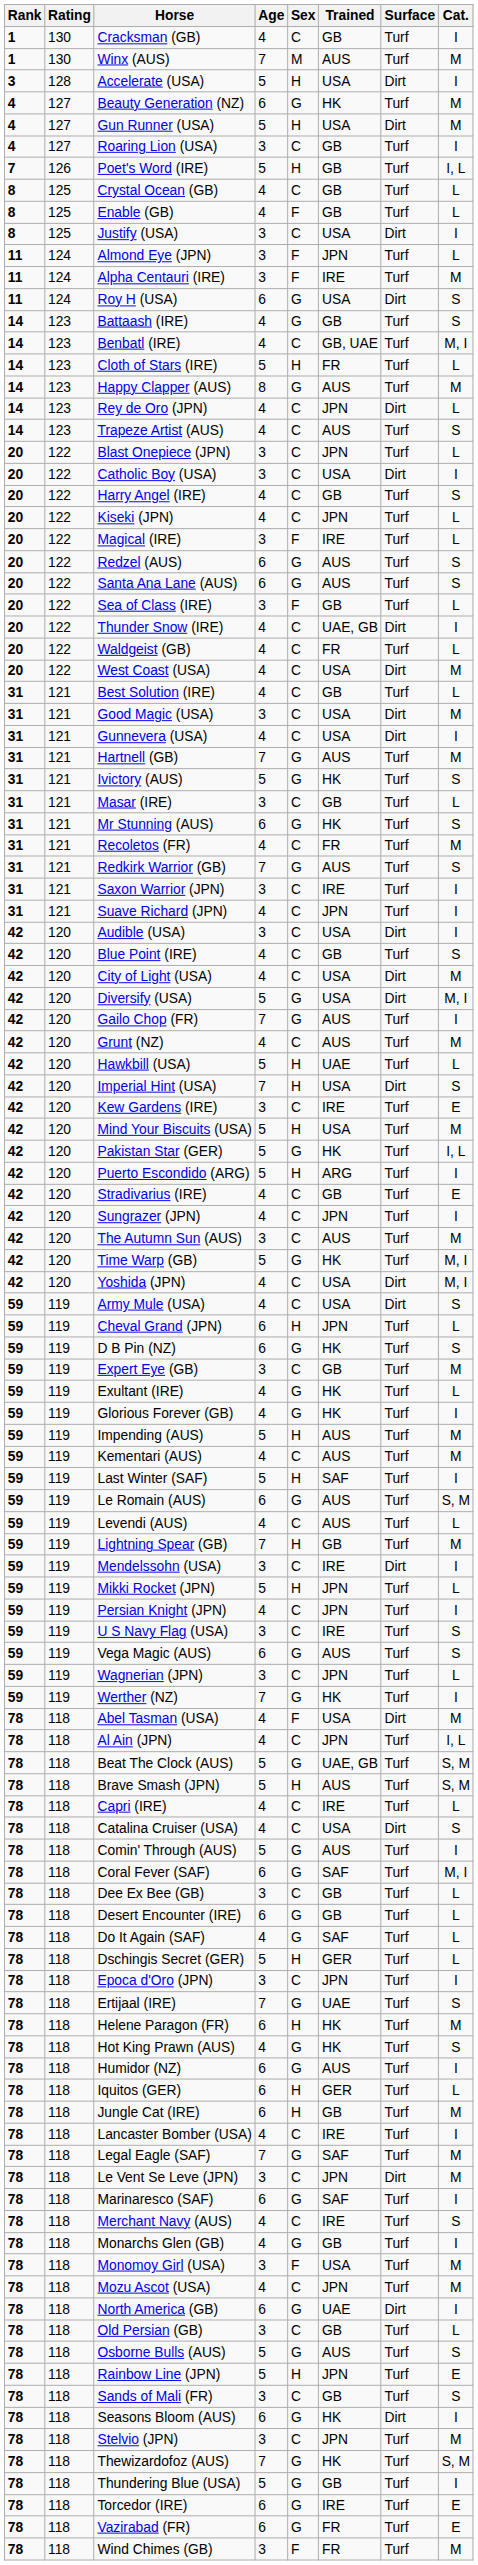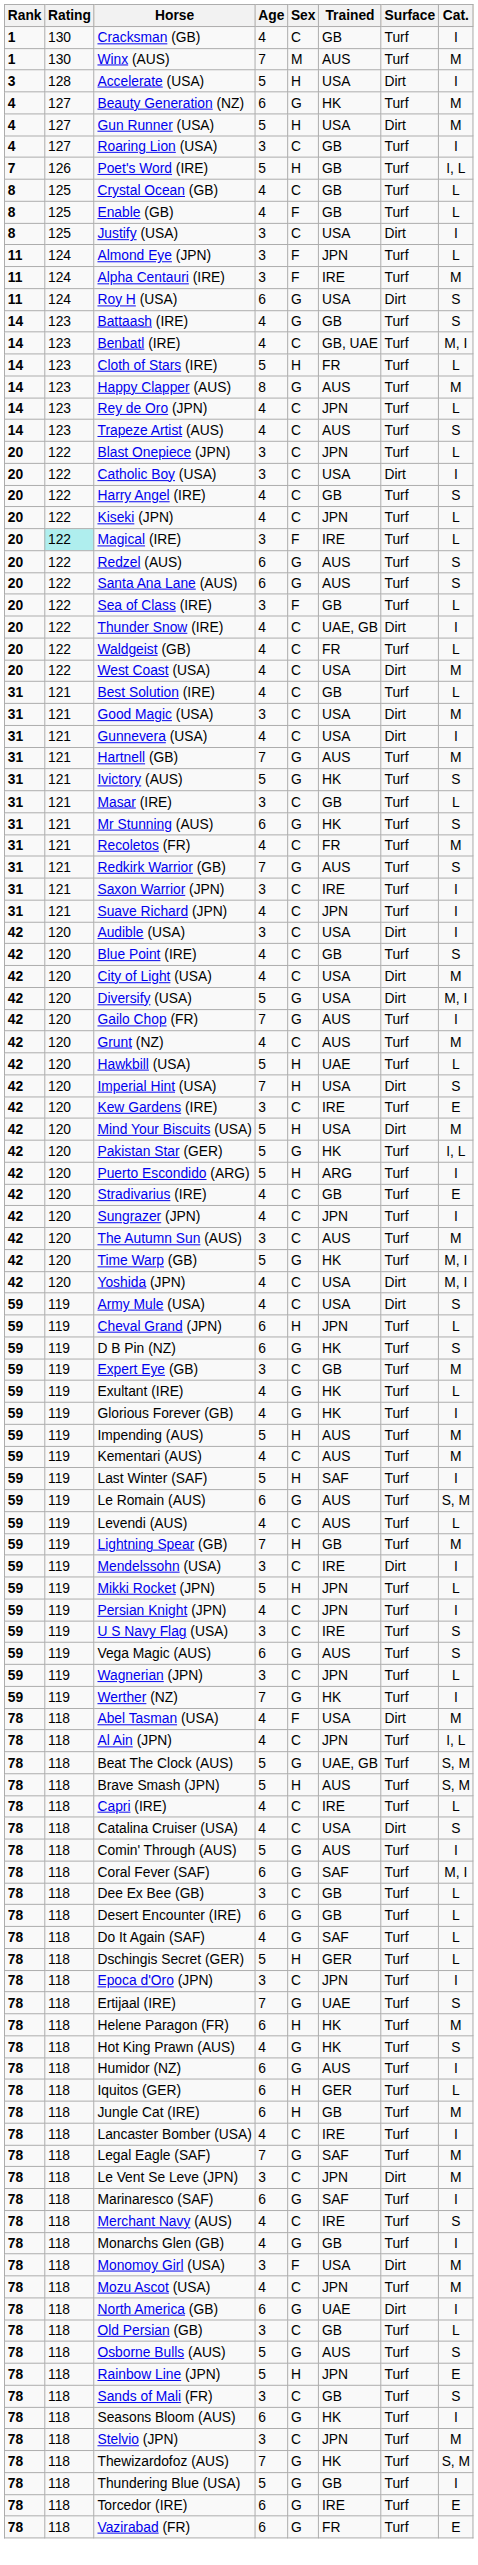(395, 409) Dirt -> (397, 409) Turf
(60, 540) no background -> (60, 540) paleturquoise background
(397, 1130) Turf -> (395, 1130) Dirt
(397, 2265) Turf -> (395, 2265) Dirt
(395, 2418) Dirt -> (397, 2418) Turf
- row: (155, 2549)
